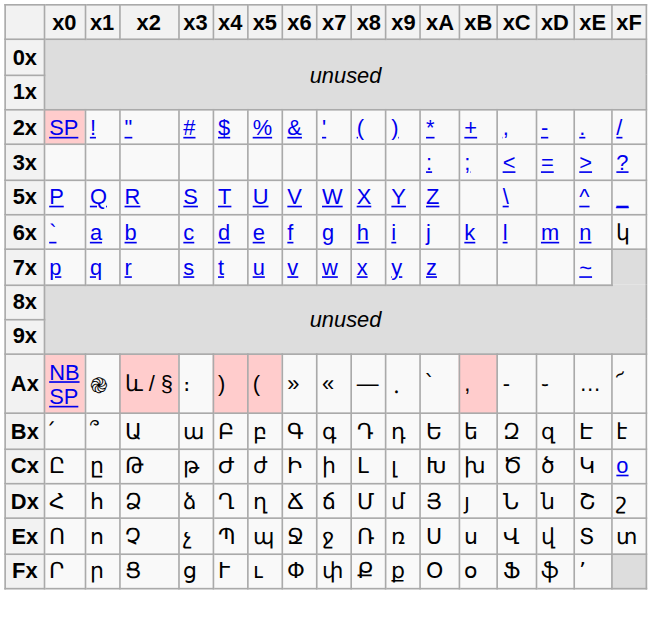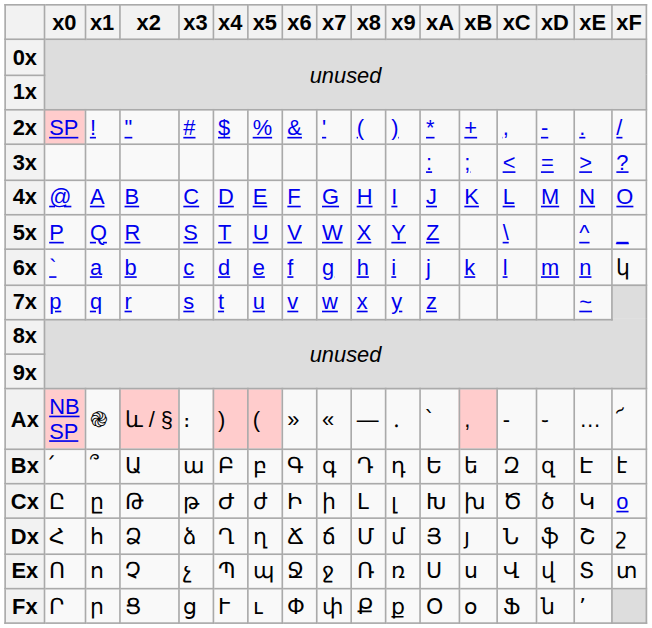+ row: (25, 197)
(548, 501) ն -> (549, 536) ֆ
(549, 571) ֆ -> (548, 606) ն
